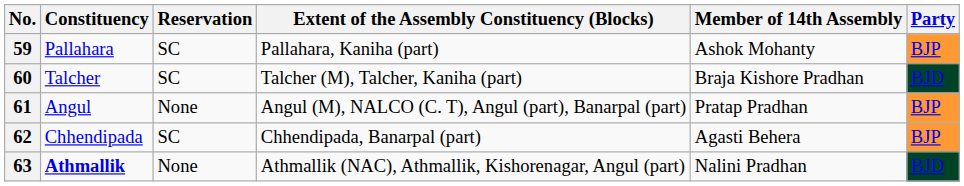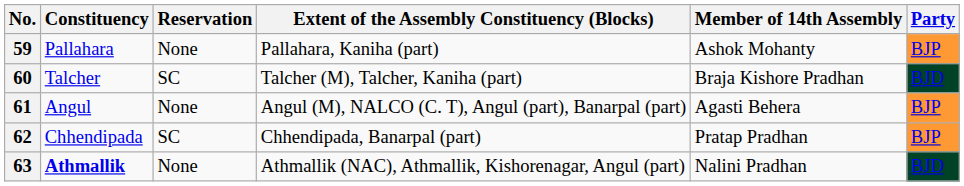(169, 48) SC -> (178, 48) None
(751, 107) Pratap Pradhan -> (748, 107) Agasti Behera
(748, 136) Agasti Behera -> (751, 136) Pratap Pradhan
